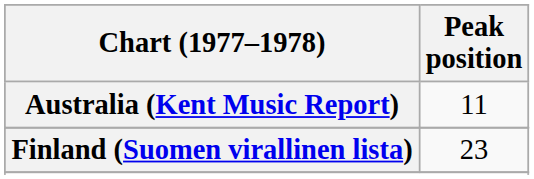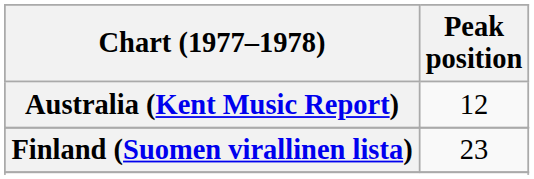(474, 104) 11 -> (474, 104) 12
